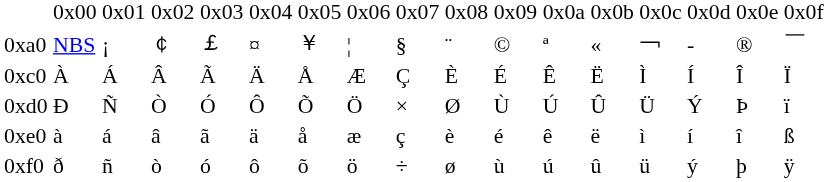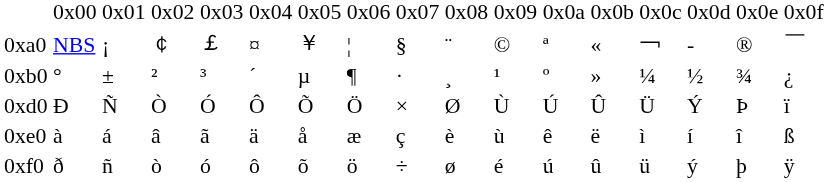+ row: (26, 76)
- row: (25, 76)
(499, 135) é -> (499, 135) ù
(499, 165) ù -> (499, 165) é
